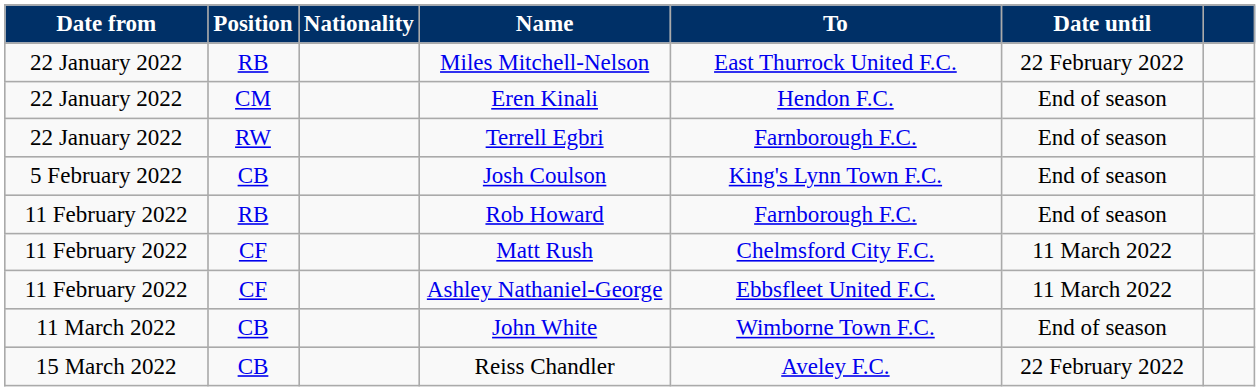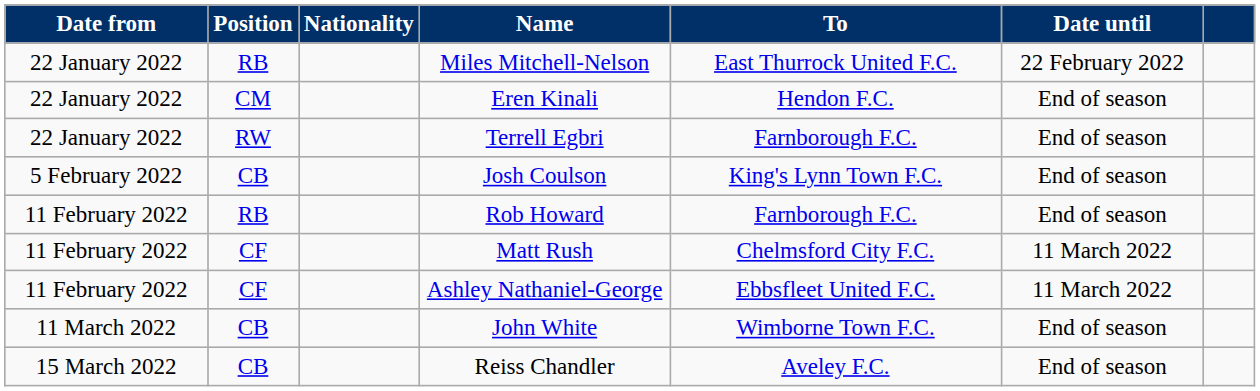(1102, 365) 22 February 2022 -> (1102, 365) End of season
